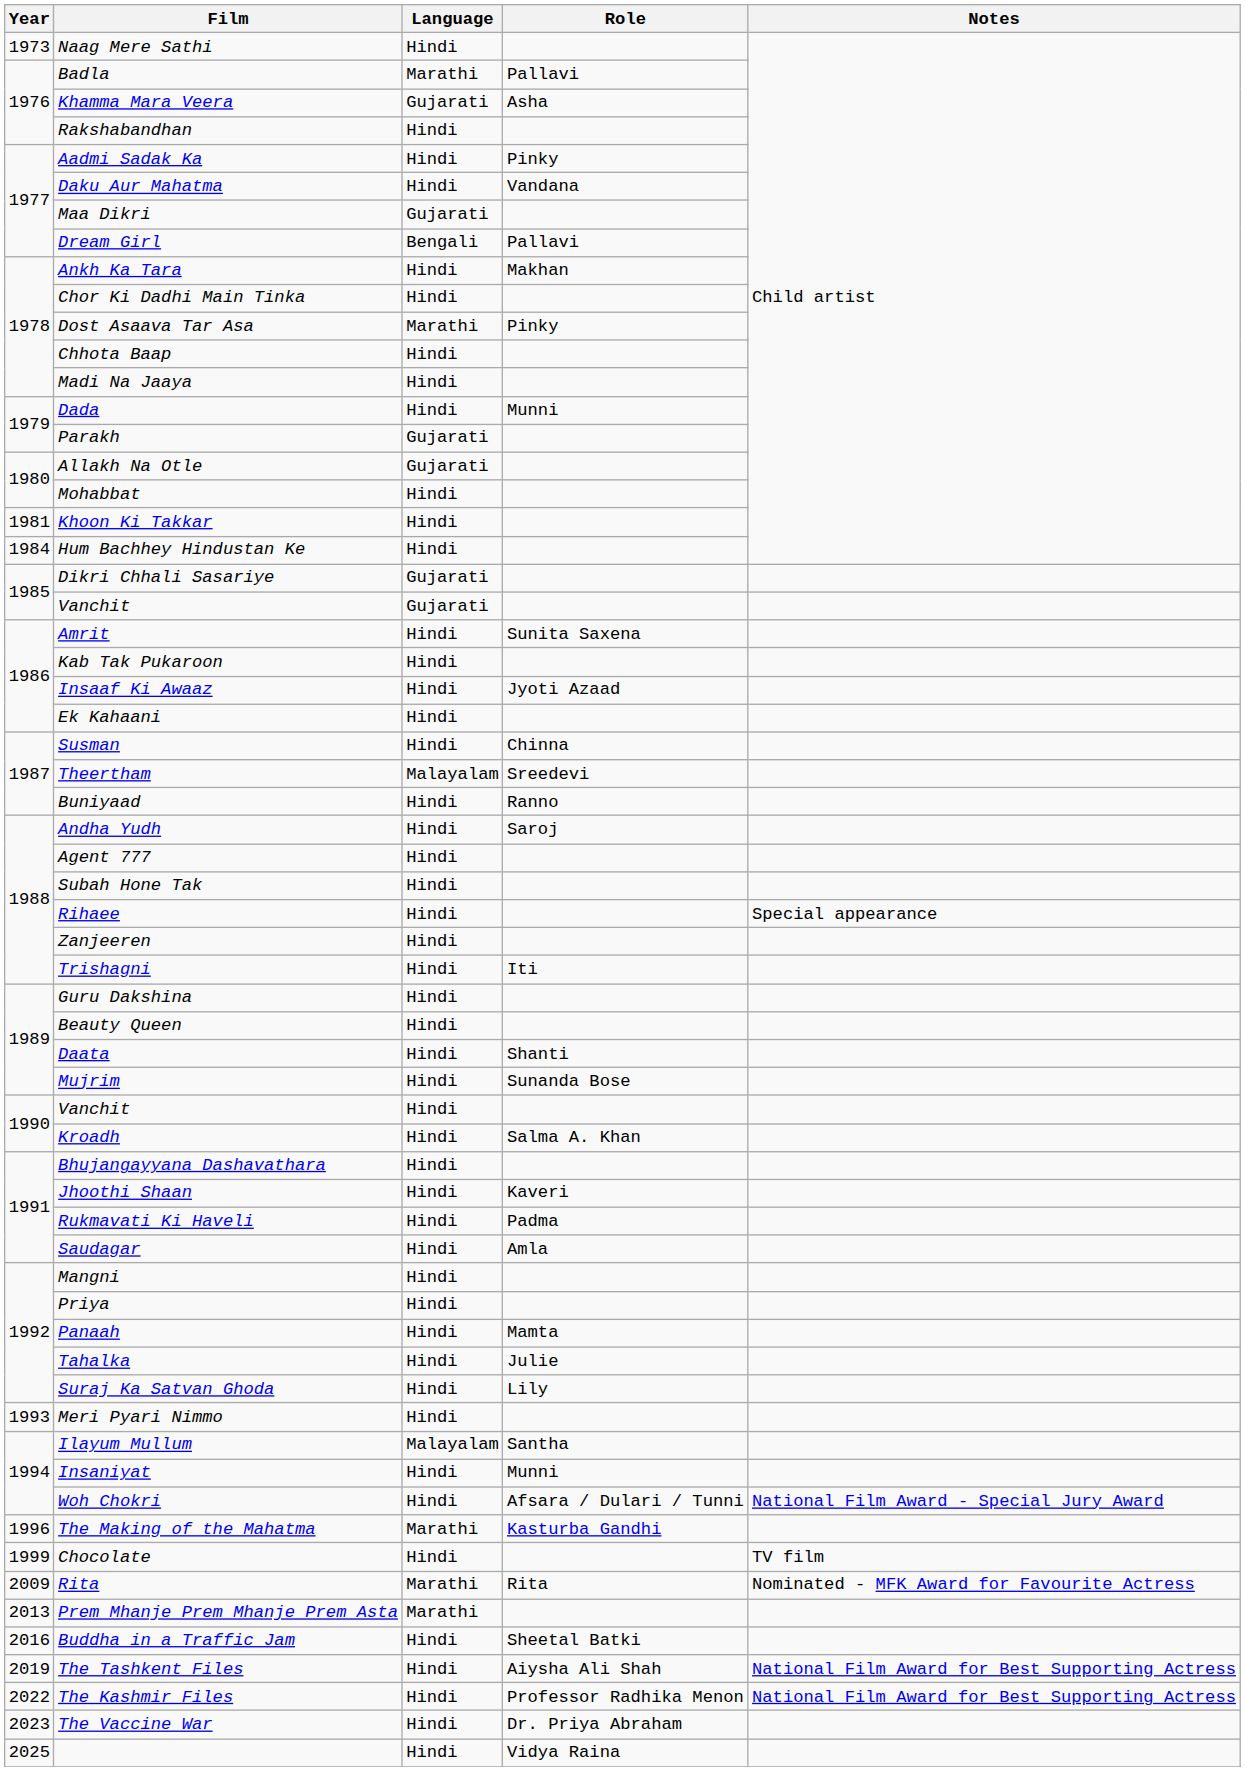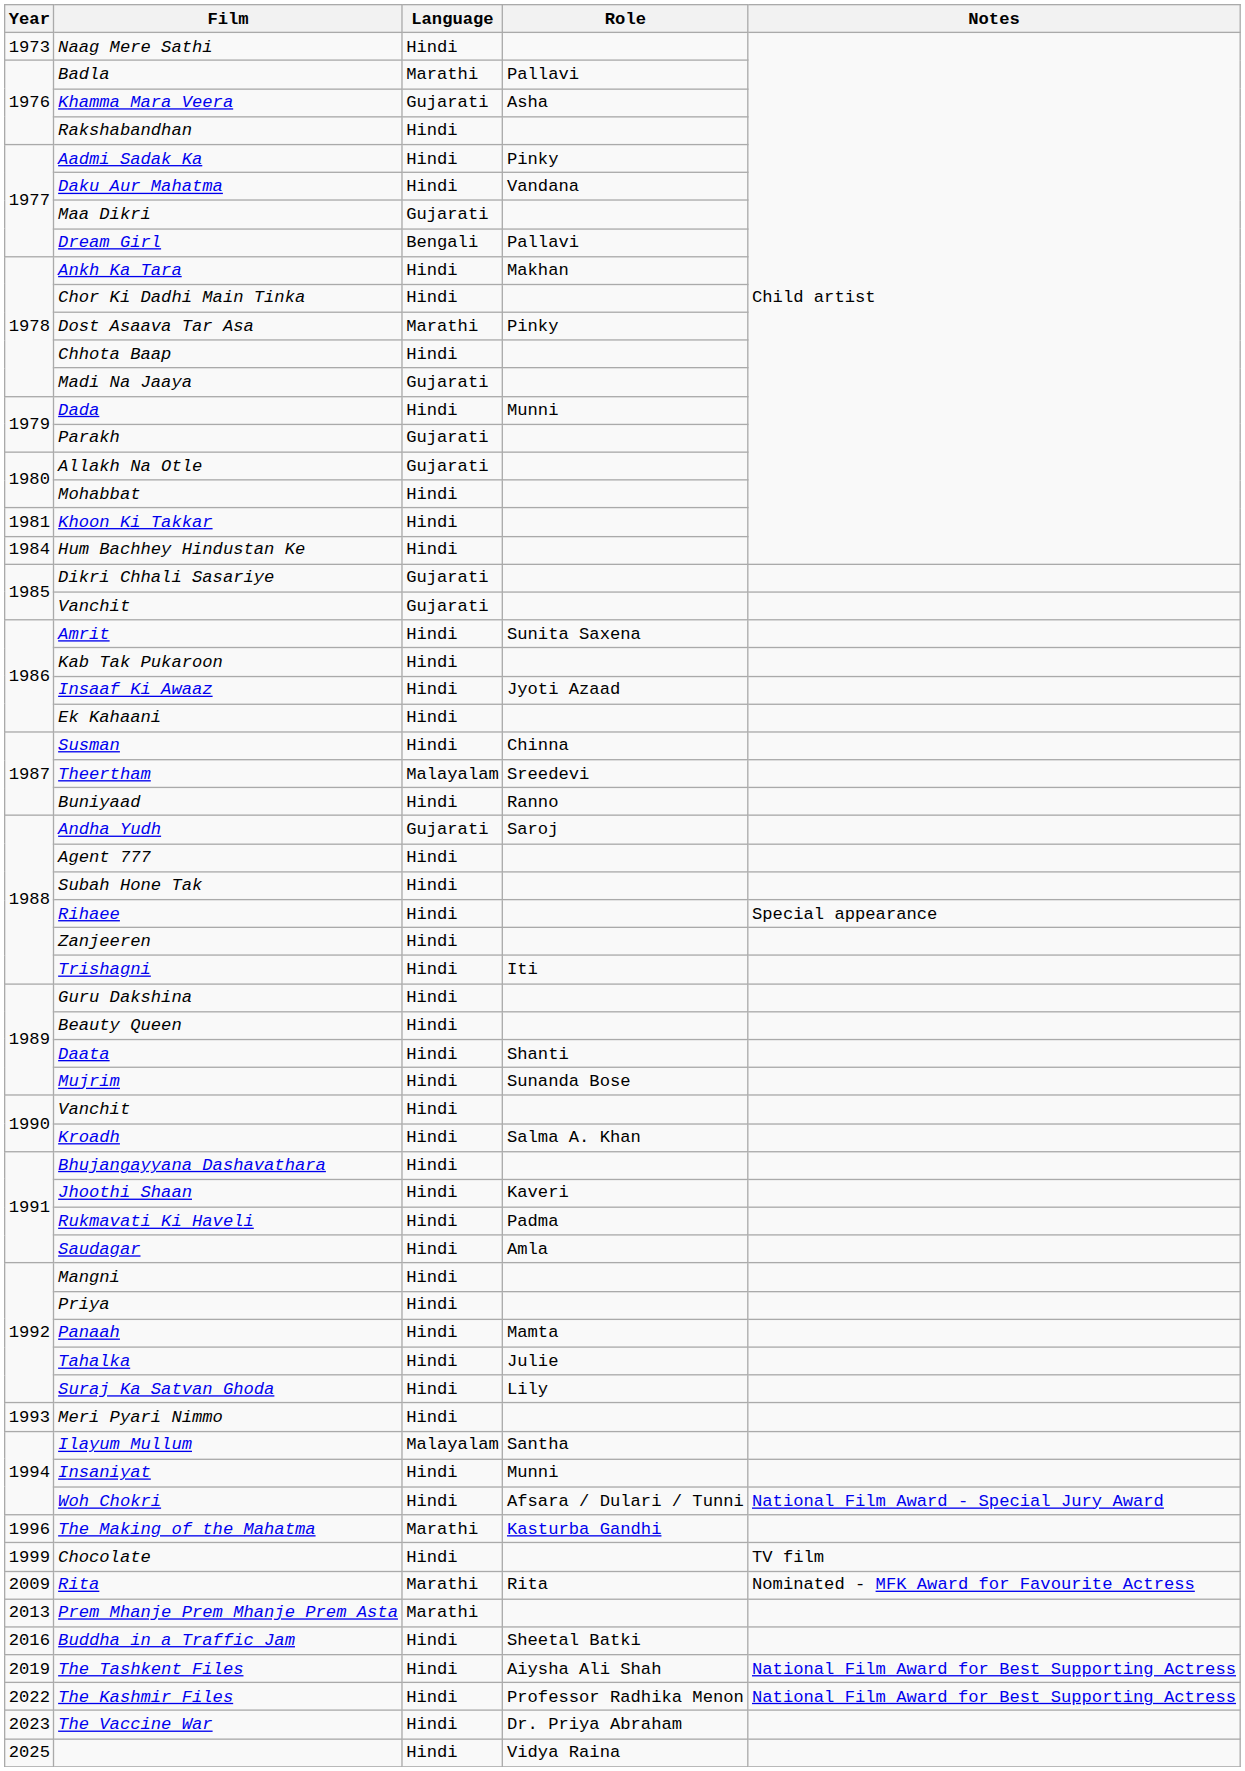(432, 382) Hindi -> (447, 382) Gujarati
(432, 830) Hindi -> (447, 830) Gujarati
